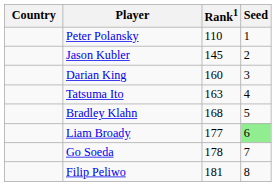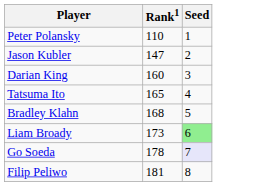- column: (34, 15)
(214, 56) 145 -> (155, 56) 147
(214, 94) 163 -> (155, 94) 165
(214, 133) 177 -> (155, 133) 173
(247, 152) no background -> (188, 152) lavender background
